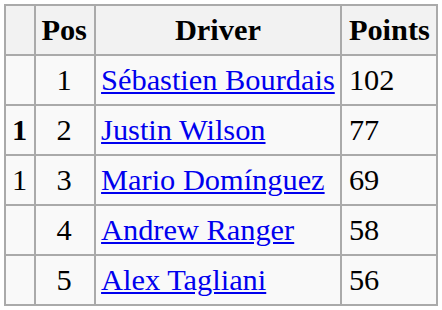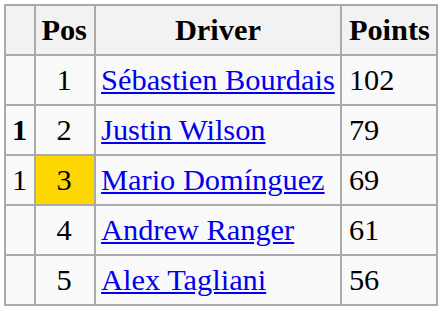(364, 130) 77 -> (364, 130) 79
(64, 180) no background -> (64, 180) gold background
(364, 230) 58 -> (364, 230) 61
